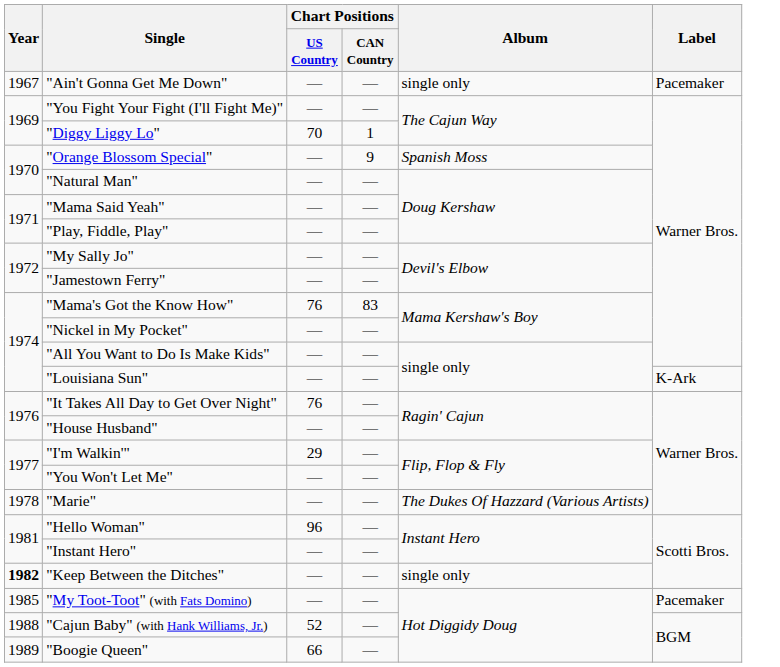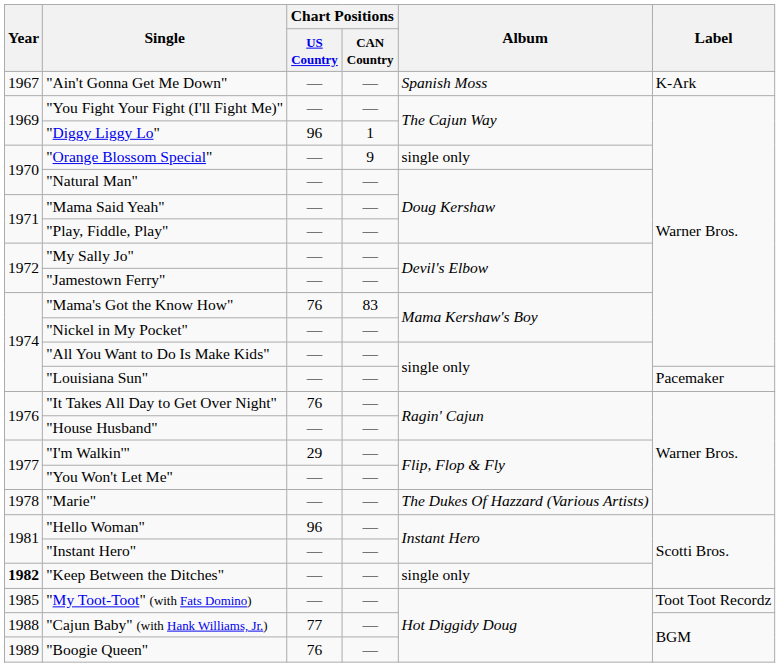(436, 83) single only -> (444, 83) Spanish Moss
(690, 83) Pacemaker -> (676, 83) K-Ark
(314, 132) 70 -> (314, 132) 96
(444, 157) Spanish Moss -> (436, 157) single only
(676, 378) K-Ark -> (690, 378) Pacemaker
(690, 600) Pacemaker -> (714, 600) Toot Toot Recordz
(314, 624) 52 -> (314, 624) 77
(314, 649) 66 -> (314, 649) 76
